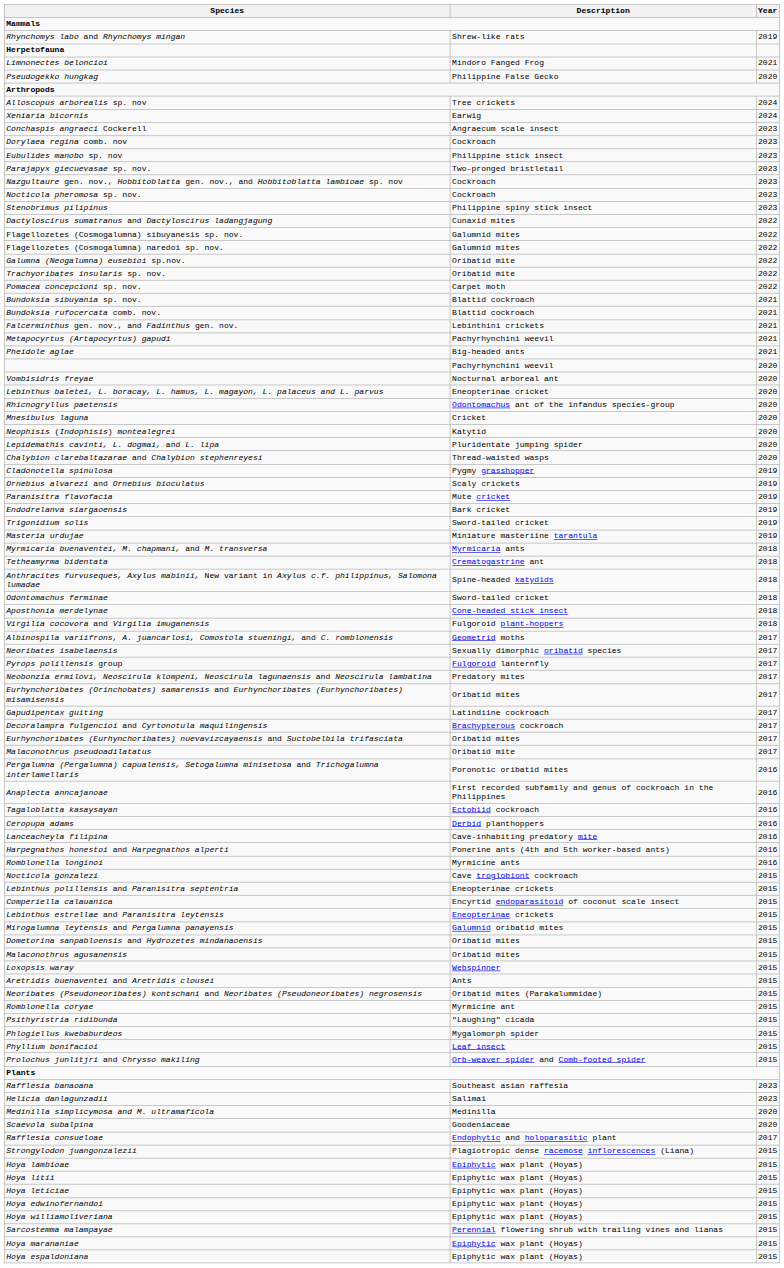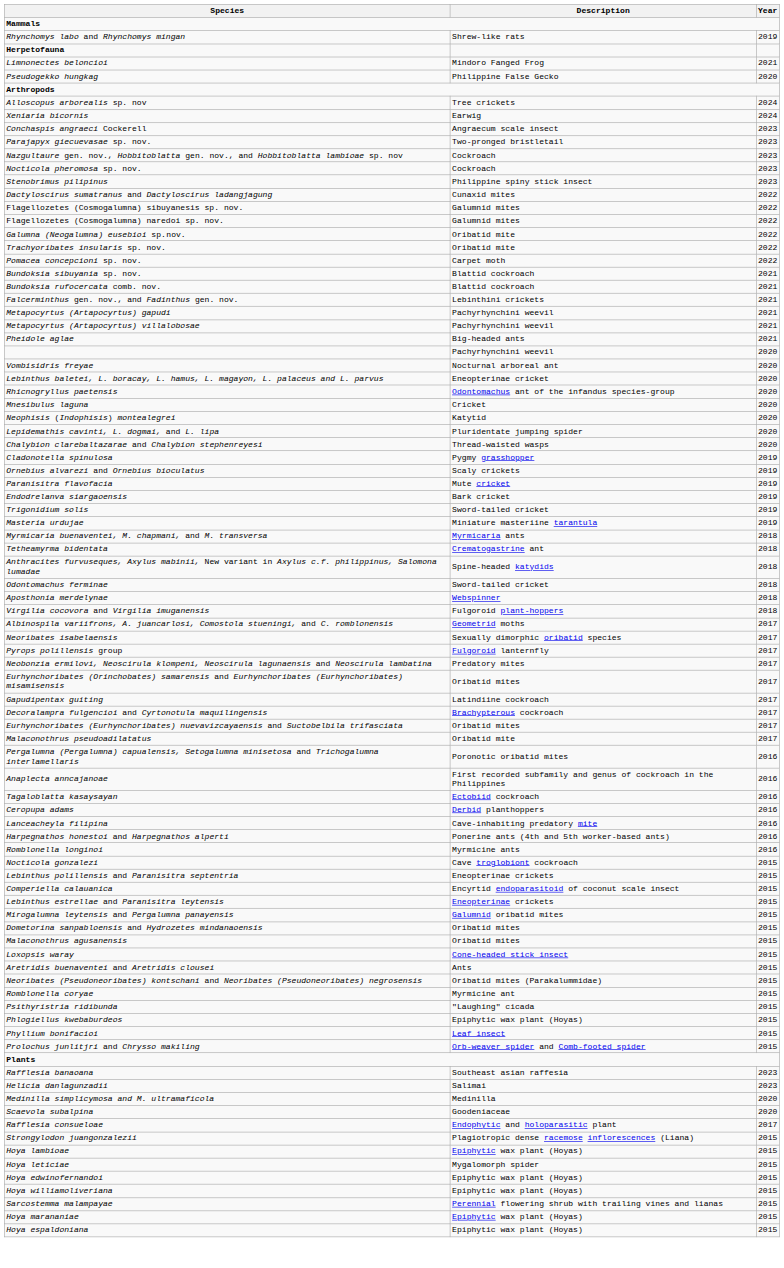- row: (67, 142)
- row: (64, 155)
+ row: (103, 326)
(510, 611) Cone-headed stick insect -> (476, 598) Webspinner
(476, 968) Webspinner -> (510, 954) Cone-headed stick insect
(496, 1033) Mygalomorph spider -> (517, 1020) Epiphytic wax plant (Hoyas)
- row: (30, 1178)
(517, 1191) Epiphytic wax plant (Hoyas) -> (496, 1165) Mygalomorph spider
